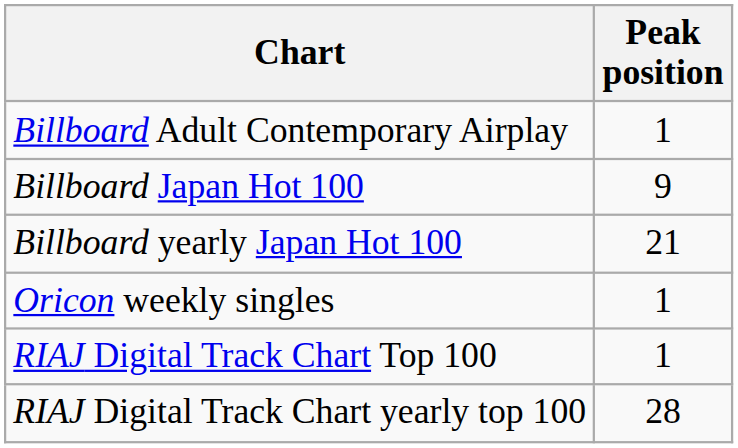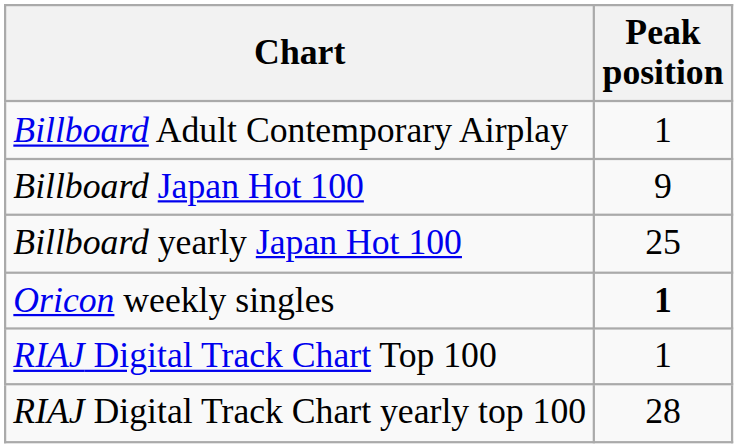(663, 242) 21 -> (663, 242) 25
(663, 299) normal -> (663, 299) bold
